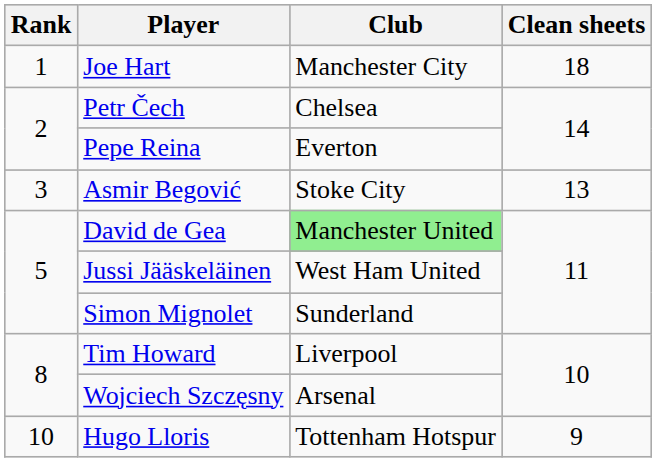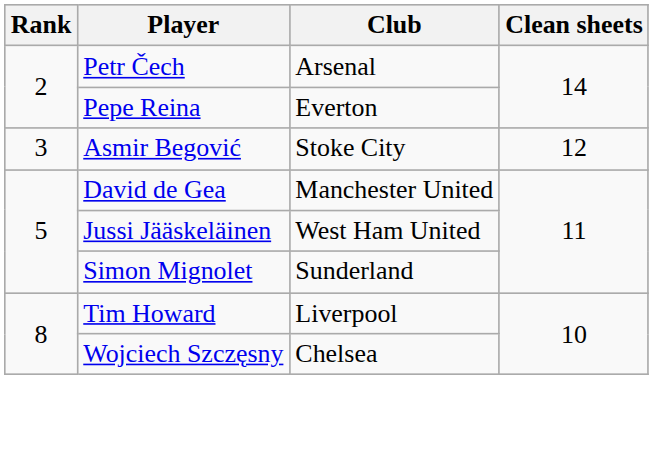- row: (127, 66)
(336, 107) Chelsea -> (336, 66) Arsenal
(577, 189) 13 -> (574, 148) 12
(394, 230) lightgreen background -> (394, 189) no background
(336, 395) Arsenal -> (336, 353) Chelsea
- row: (146, 436)
